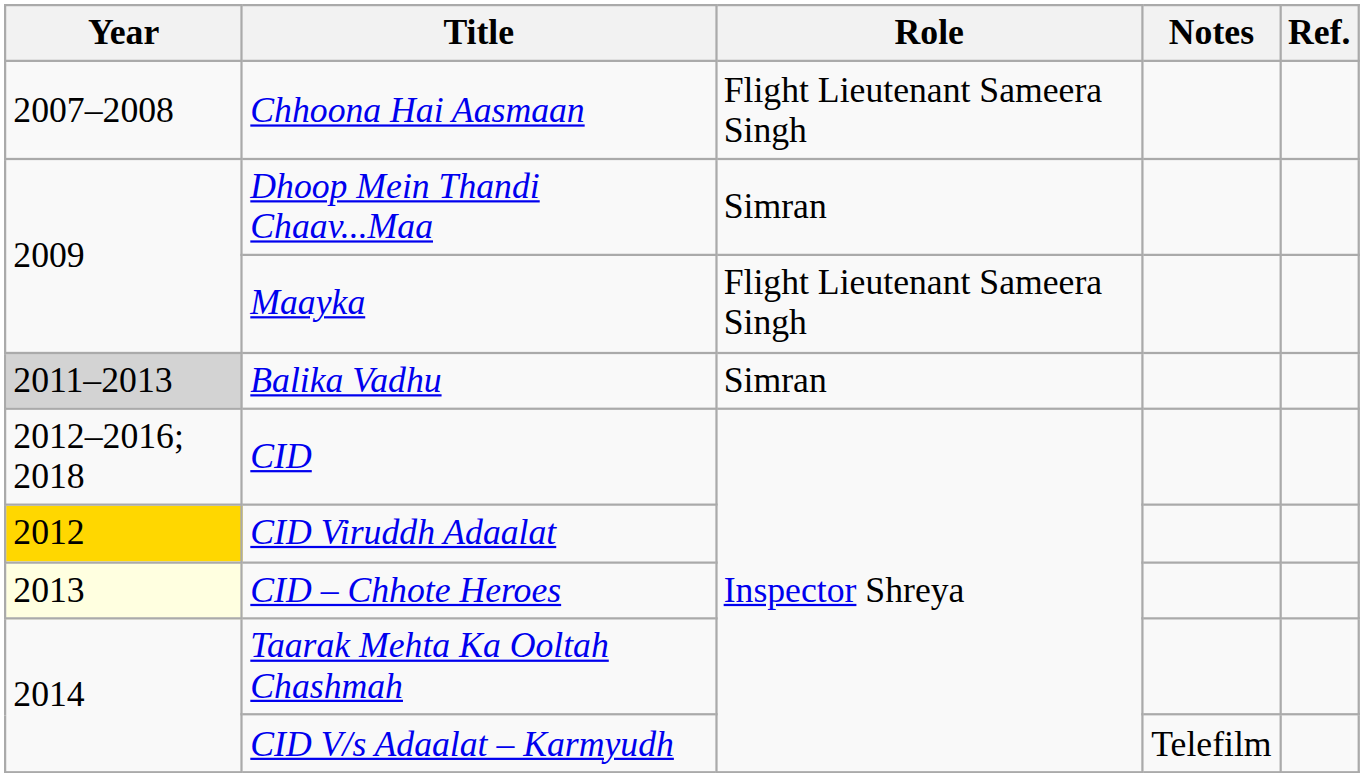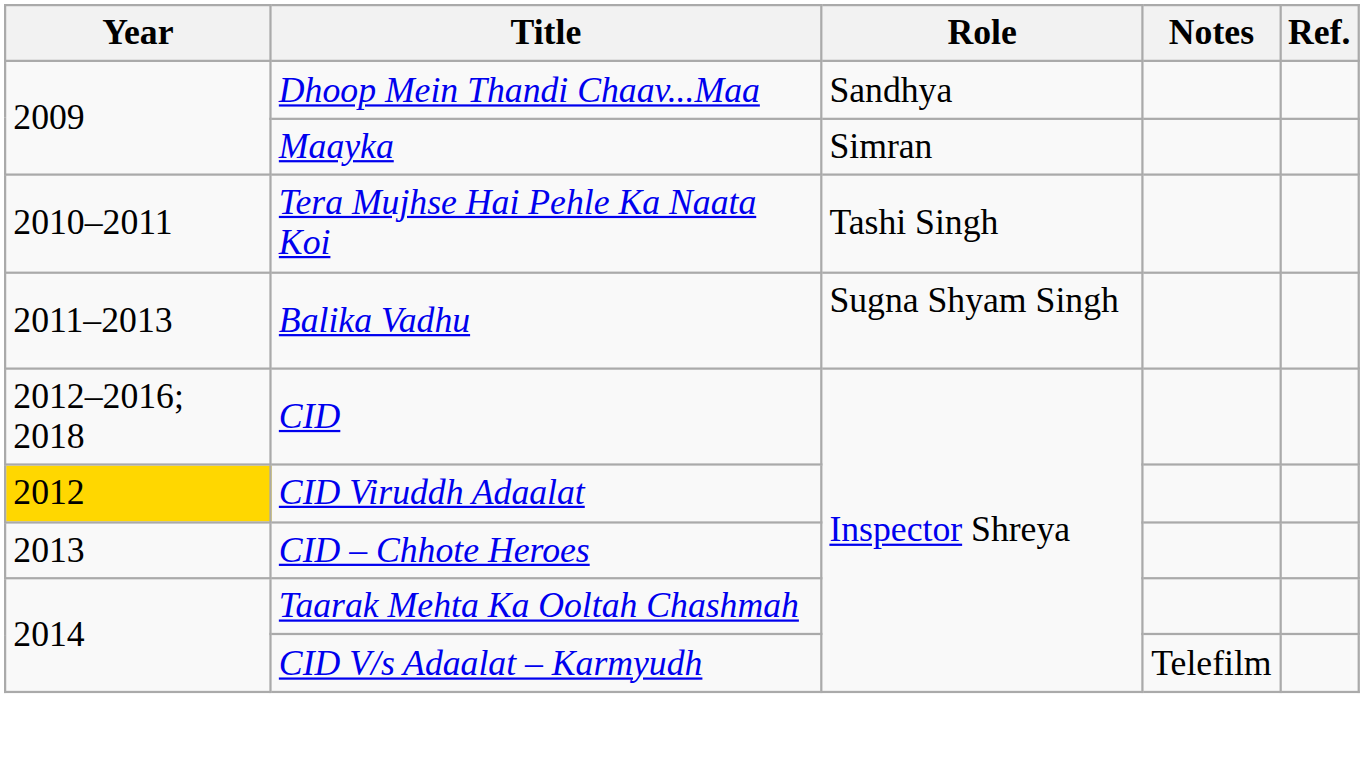- row: (417, 109)
(775, 206) Simran -> (891, 89) Sandhya
(913, 302) Flight Lieutenant Sameera Singh -> (881, 145) Simran
+ row: (518, 222)
(93, 379) lightgrey background -> (93, 319) no background
(775, 379) Simran -> (974, 319) Sugna Shyam Singh
(49, 589) lightyellow background -> (49, 549) no background
